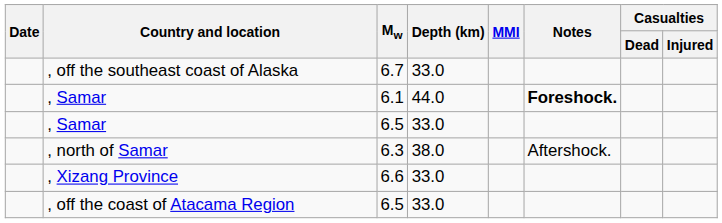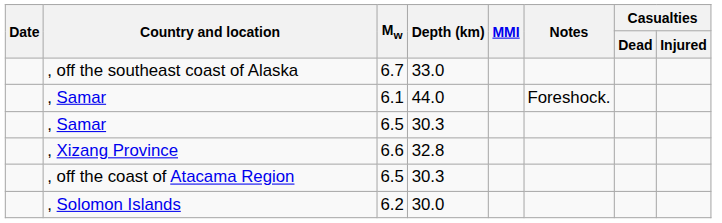(572, 97) bold -> (569, 97) normal
(428, 124) 33.0 -> (428, 124) 30.3
- row: (108, 151)
(428, 177) 33.0 -> (428, 151) 32.8
(428, 204) 33.0 -> (428, 177) 30.3
+ row: (114, 204)
